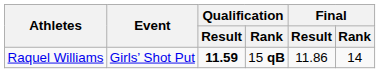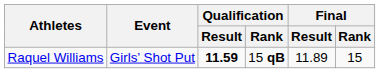(312, 58) 11.86 -> (312, 58) 11.89
(355, 58) 14 -> (355, 58) 15
